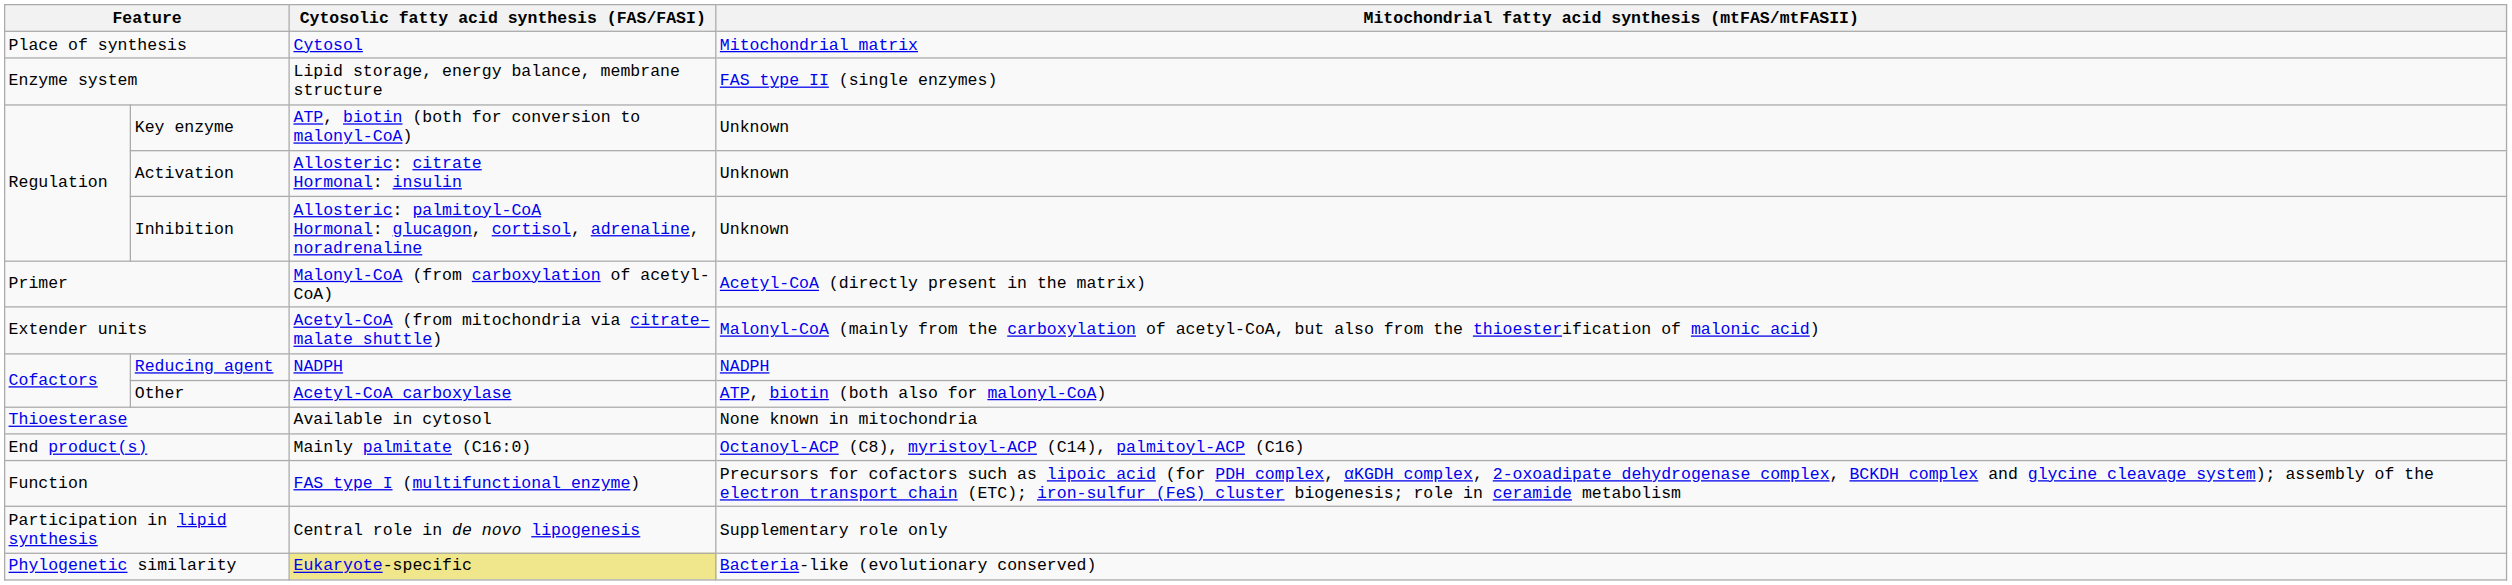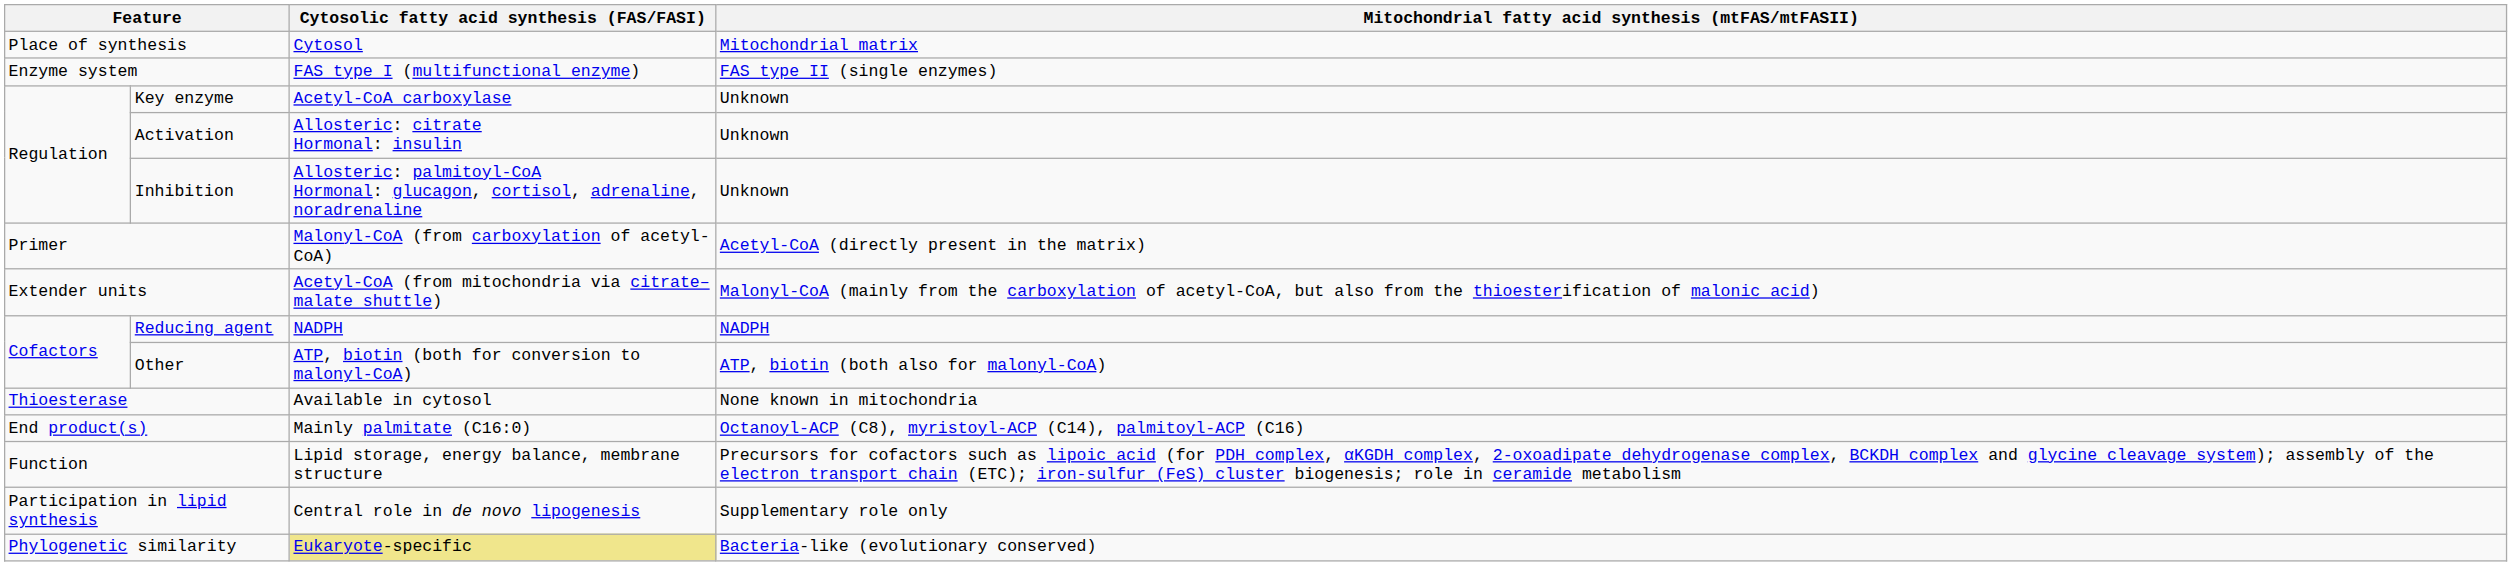(487, 81) Lipid storage, energy balance, membrane structure -> (467, 72) FAS type I (multifunctional enzyme)
(467, 127) ATP, biotin (both for conversion to malonyl-CoA) -> (402, 99) Acetyl-CoA carboxylase
(402, 394) Acetyl-CoA carboxylase -> (467, 365) ATP, biotin (both for conversion to malonyl-CoA)
(467, 484) FAS type I (multifunctional enzyme) -> (487, 465) Lipid storage, energy balance, membrane structure
